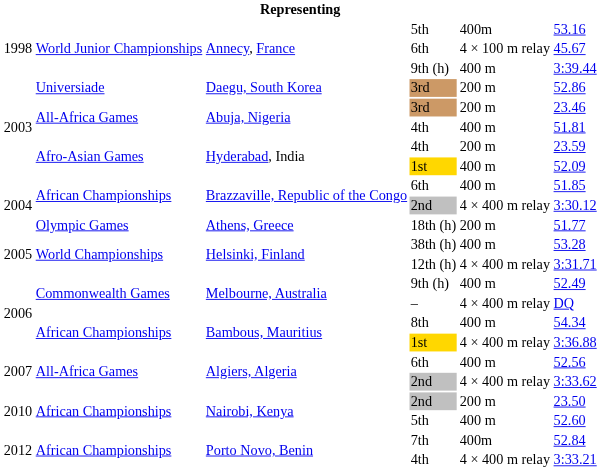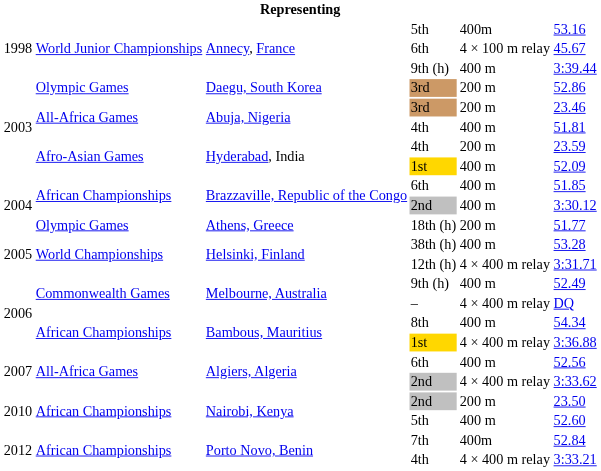(70, 88) Universiade -> (82, 88) Olympic Games
(505, 205) 4 × 400 m relay -> (478, 205) 400 m
